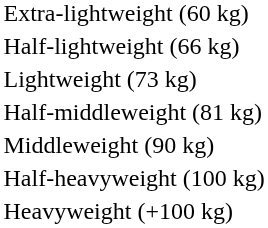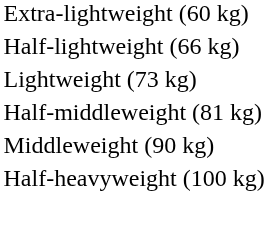- row: (118, 210)
